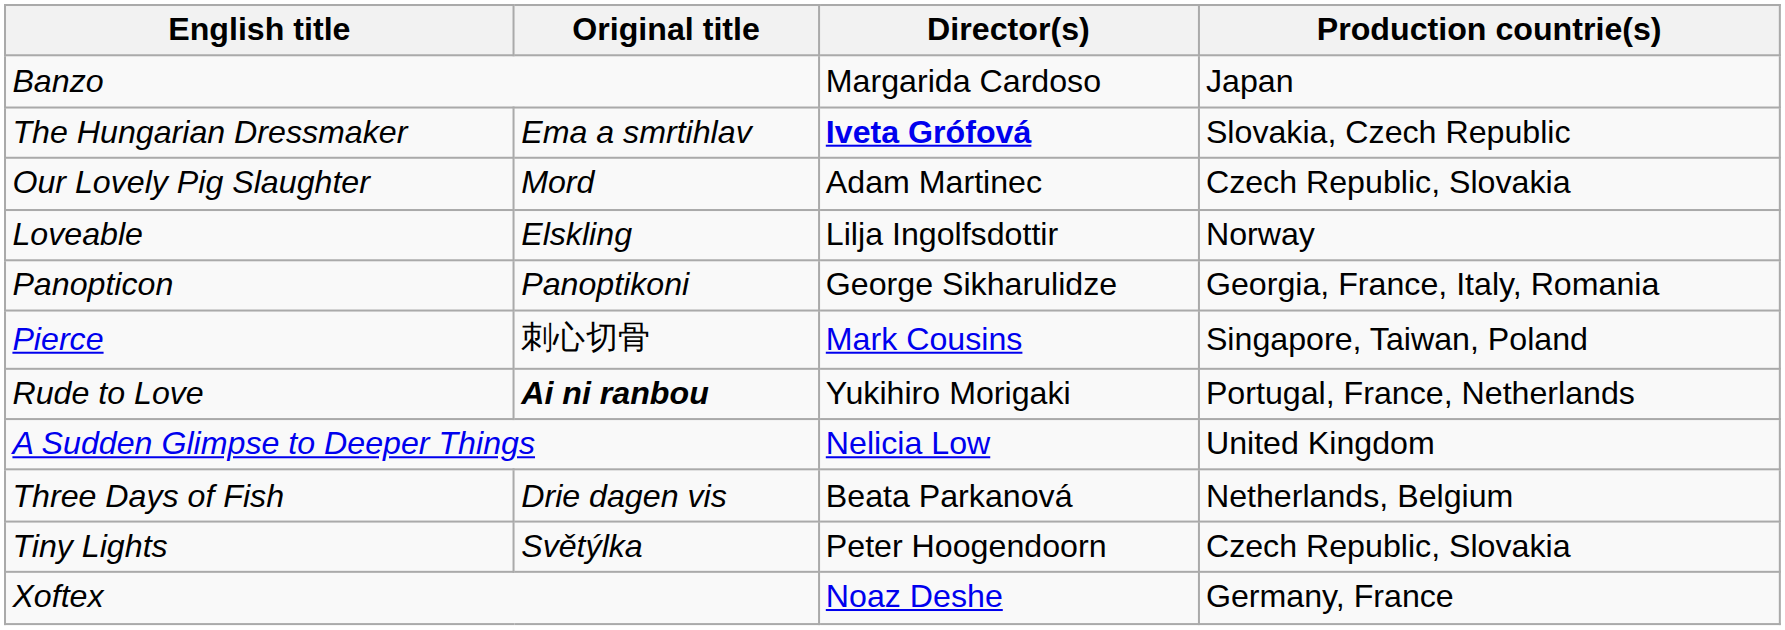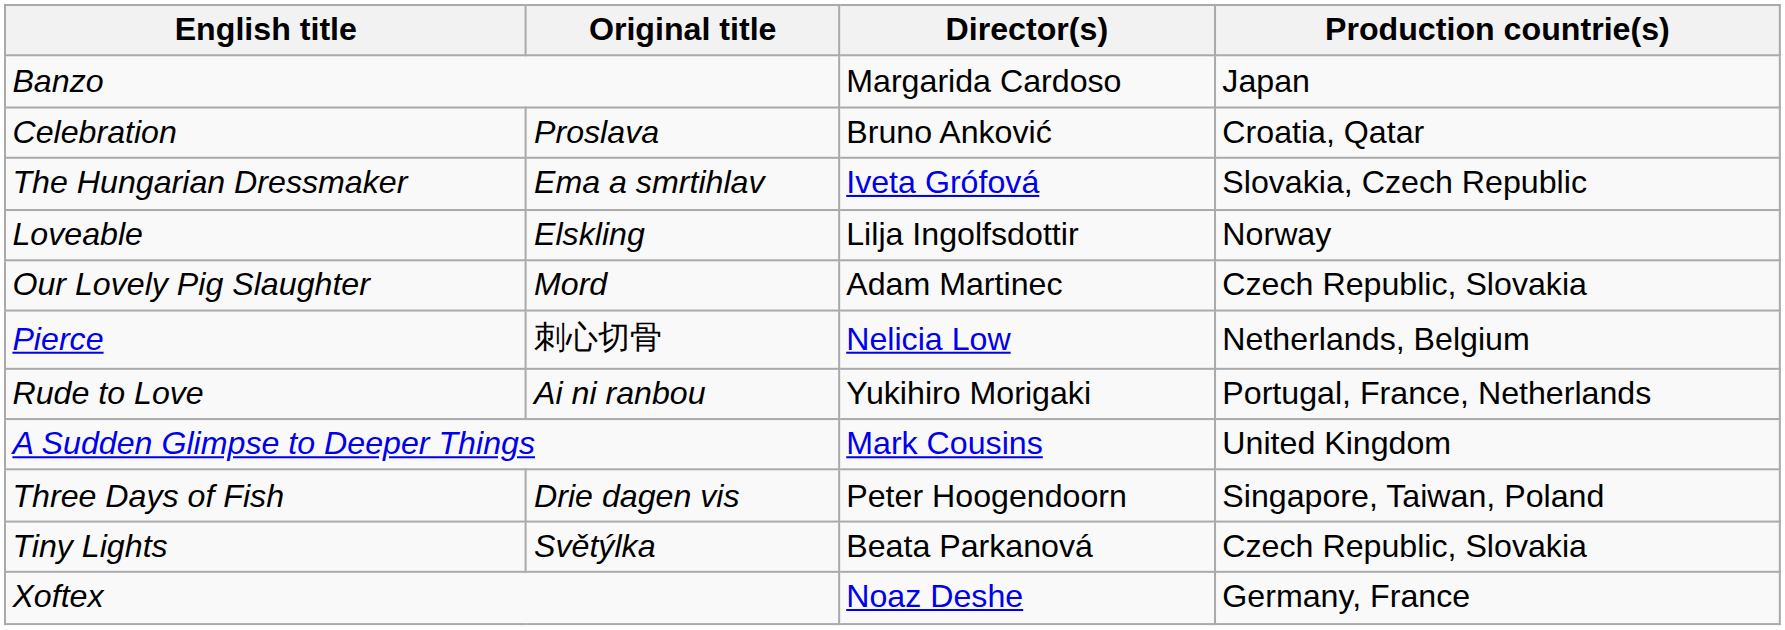+ row: (95, 132)
(929, 132) bold -> (943, 183) normal
rows swapped: (78, 234) <-> (191, 183)
- row: (93, 285)
(924, 339) Mark Cousins -> (928, 339) Nelicia Low
(1397, 339) Singapore, Taiwan, Poland -> (1376, 339) Netherlands, Belgium
(615, 393) bold -> (620, 393) normal
(908, 444) Nelicia Low -> (945, 444) Mark Cousins
(949, 495) Beata Parkanová -> (987, 495) Peter Hoogendoorn
(1360, 495) Netherlands, Belgium -> (1413, 495) Singapore, Taiwan, Poland
(966, 546) Peter Hoogendoorn -> (970, 546) Beata Parkanová
